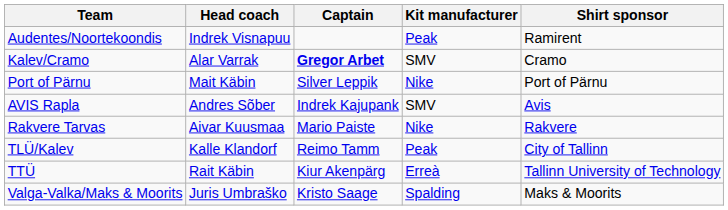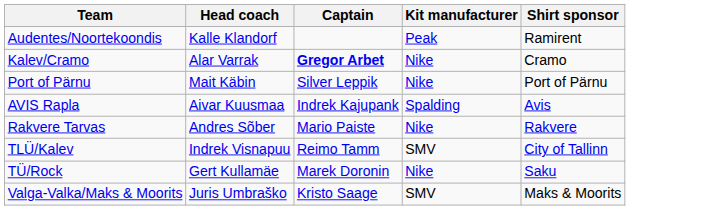(240, 37) Indrek Visnapuu -> (233, 37) Kalle Klandorf
(420, 60) SMV -> (419, 60) Nike
(232, 104) Andres Sõber -> (237, 104) Aivar Kuusmaa
(420, 104) SMV -> (433, 104) Spalding
(237, 127) Aivar Kuusmaa -> (232, 127) Andres Sõber
(233, 149) Kalle Klandorf -> (240, 149) Indrek Visnapuu
(421, 149) Peak -> (420, 149) SMV
- row: (21, 171)
+ row: (35, 171)
(433, 194) Spalding -> (420, 194) SMV
